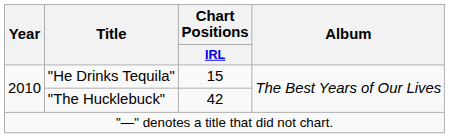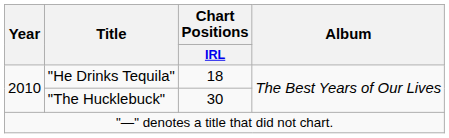(215, 76) 15 -> (215, 76) 18
(215, 100) 42 -> (215, 100) 30
